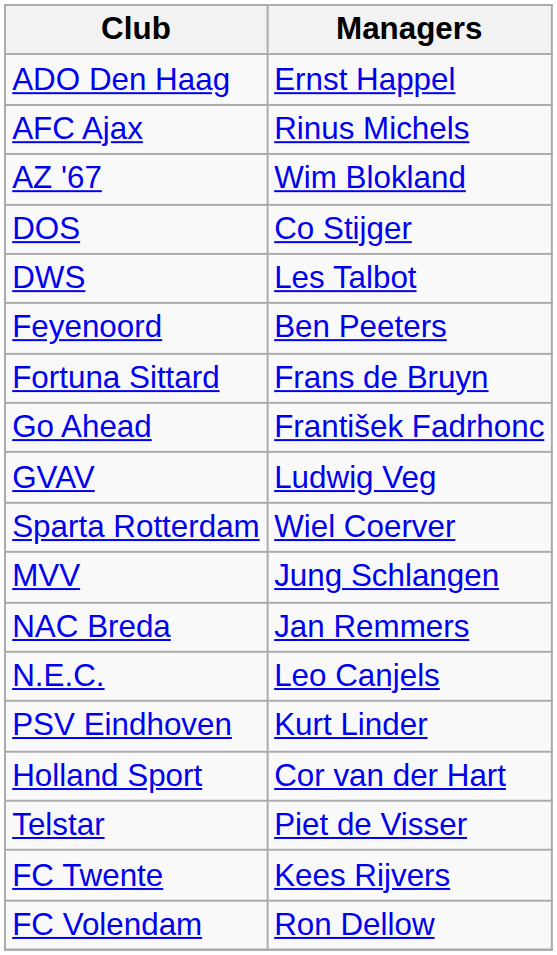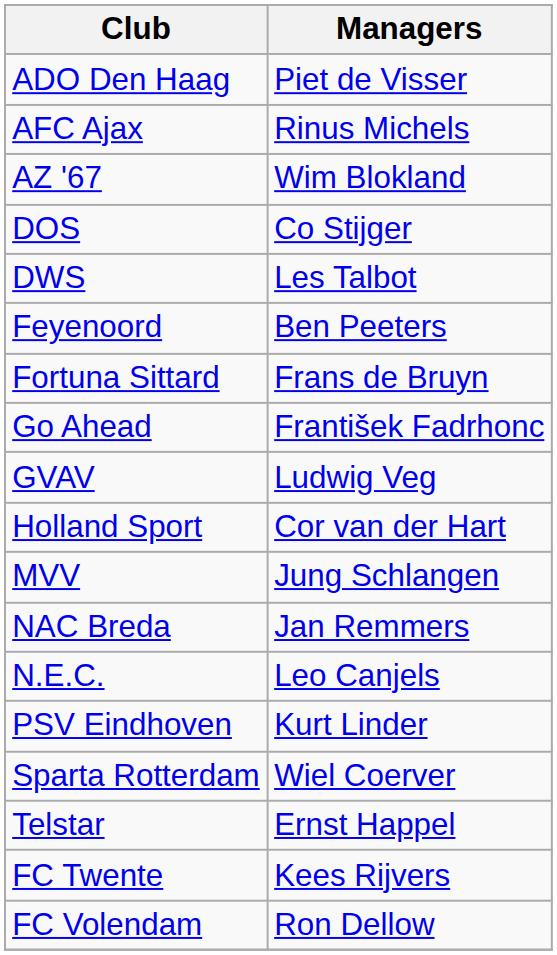(365, 79) Ernst Happel -> (371, 79) Piet de Visser
rows swapped: (107, 775) <-> (136, 526)
(371, 825) Piet de Visser -> (365, 825) Ernst Happel
